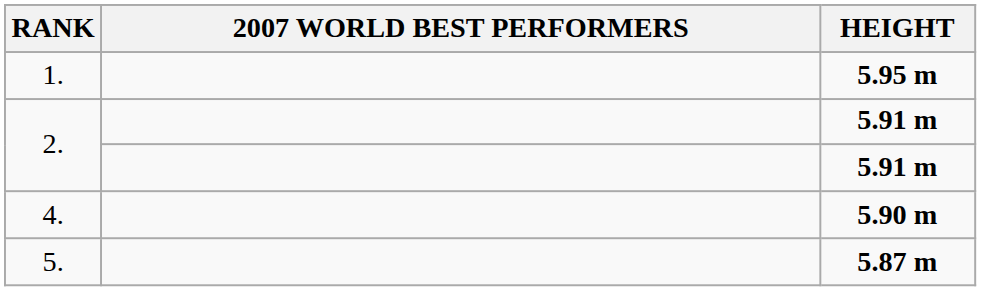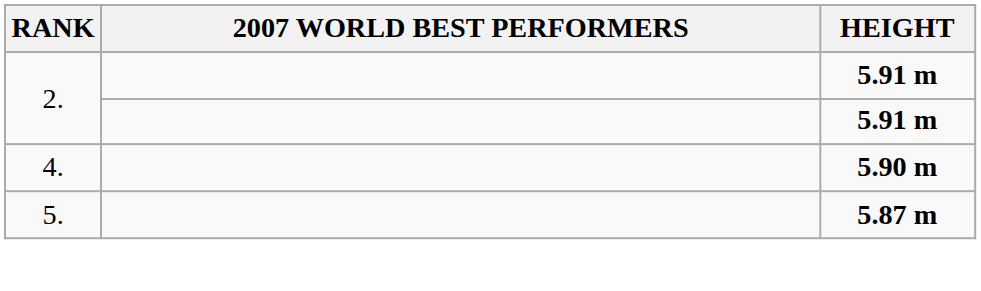- row: (53, 74)
